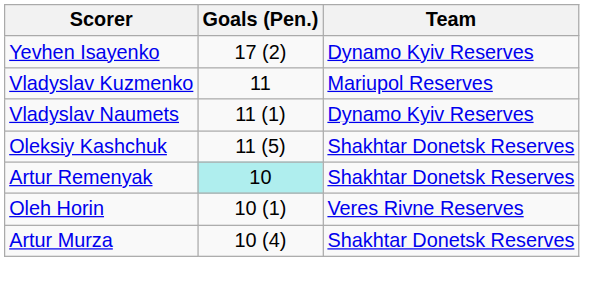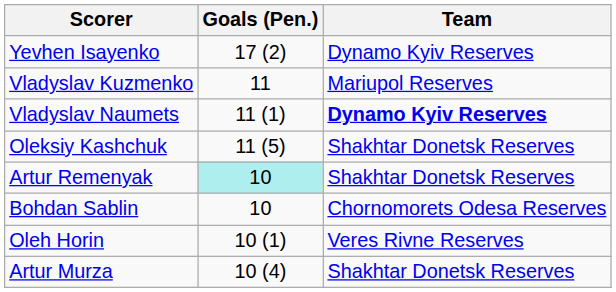(431, 114) normal -> (437, 114) bold
+ row: (74, 209)
